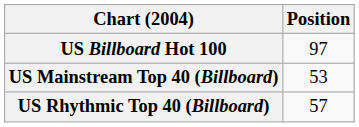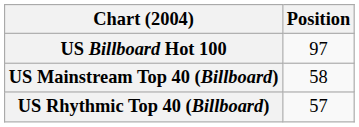(319, 77) 53 -> (319, 77) 58
